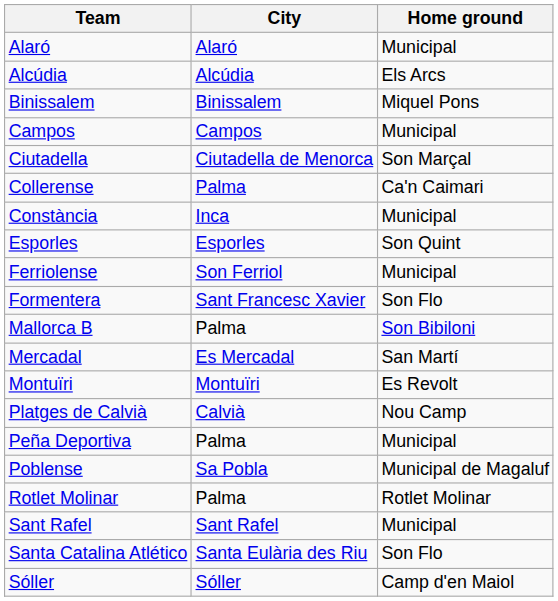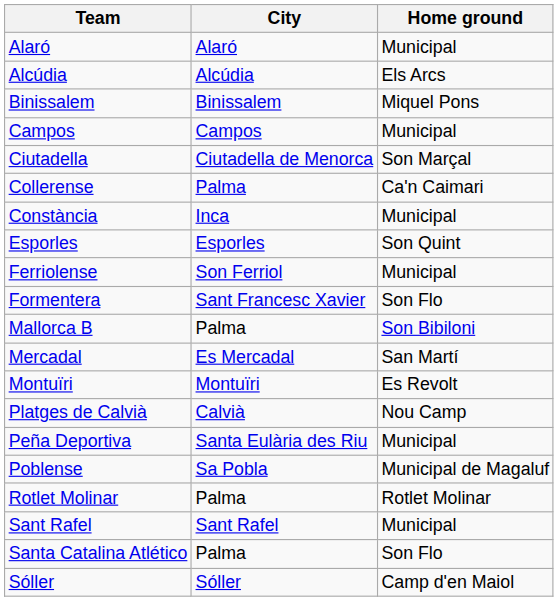(221, 441) Palma -> (281, 441) Santa Eulària des Riu
(281, 553) Santa Eulària des Riu -> (221, 553) Palma
